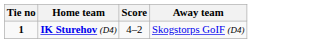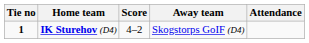+ column: (276, 13)
